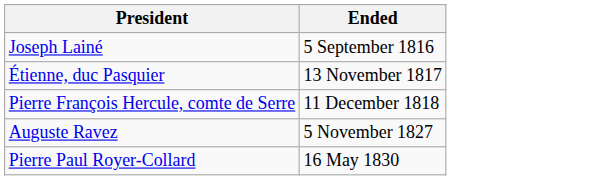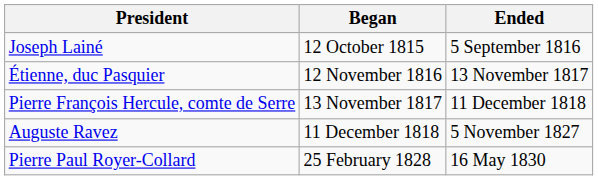+ column: (373, 18)
